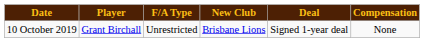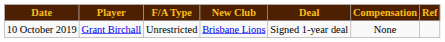+ column: (430, 12)
